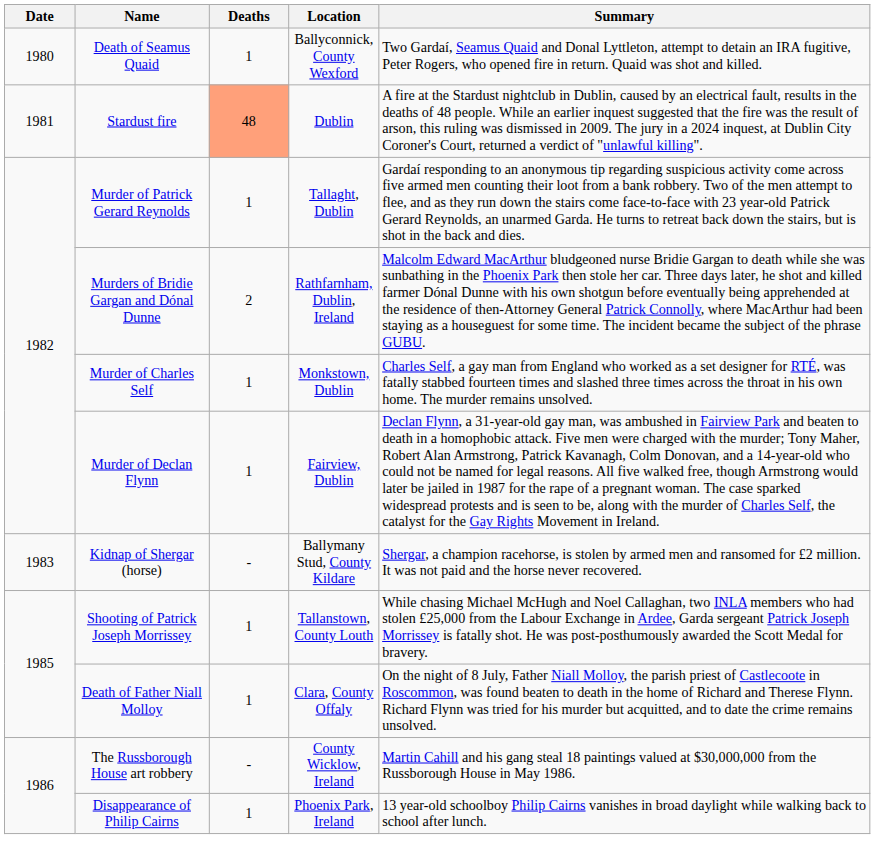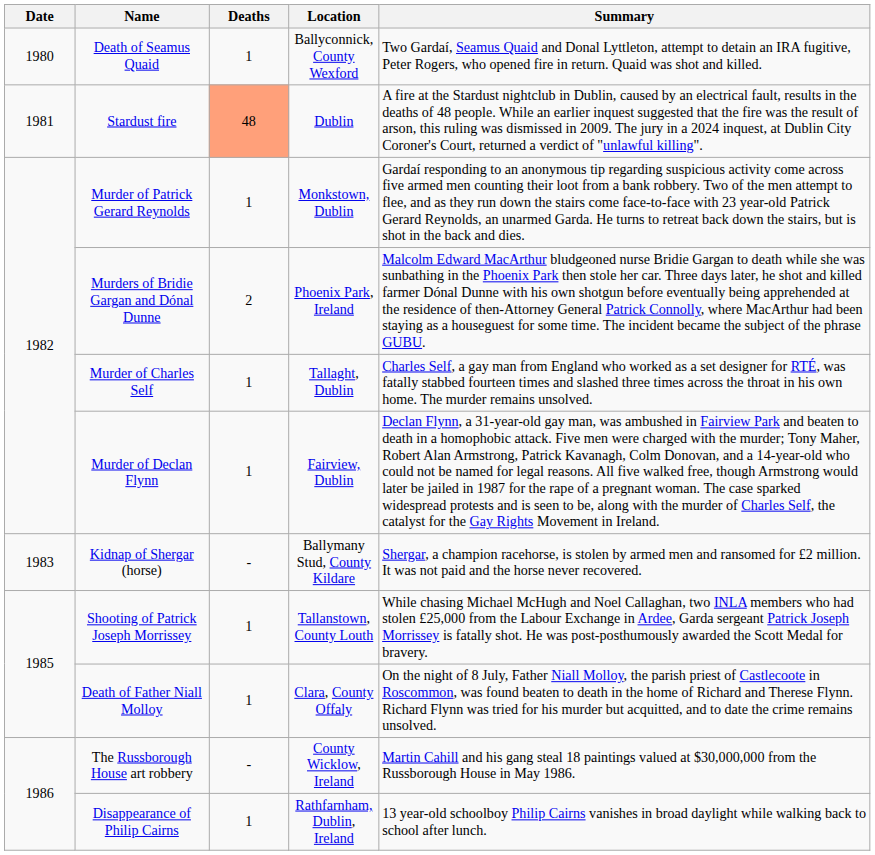(334, 202) Tallaght, Dublin -> (334, 202) Monkstown, Dublin
(334, 301) Rathfarnham, Dublin, Ireland -> (334, 301) Phoenix Park, Ireland
(334, 382) Monkstown, Dublin -> (334, 382) Tallaght, Dublin
(334, 814) Phoenix Park, Ireland -> (334, 822) Rathfarnham, Dublin, Ireland
